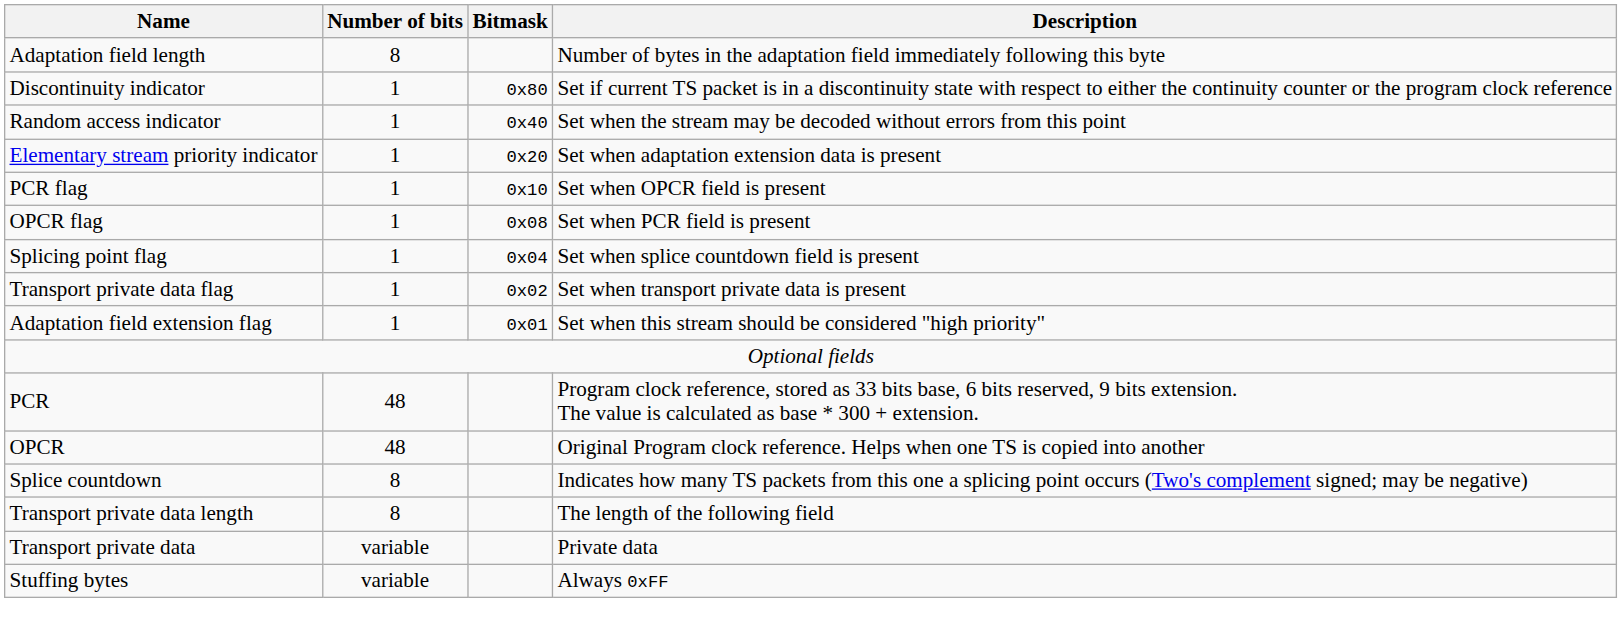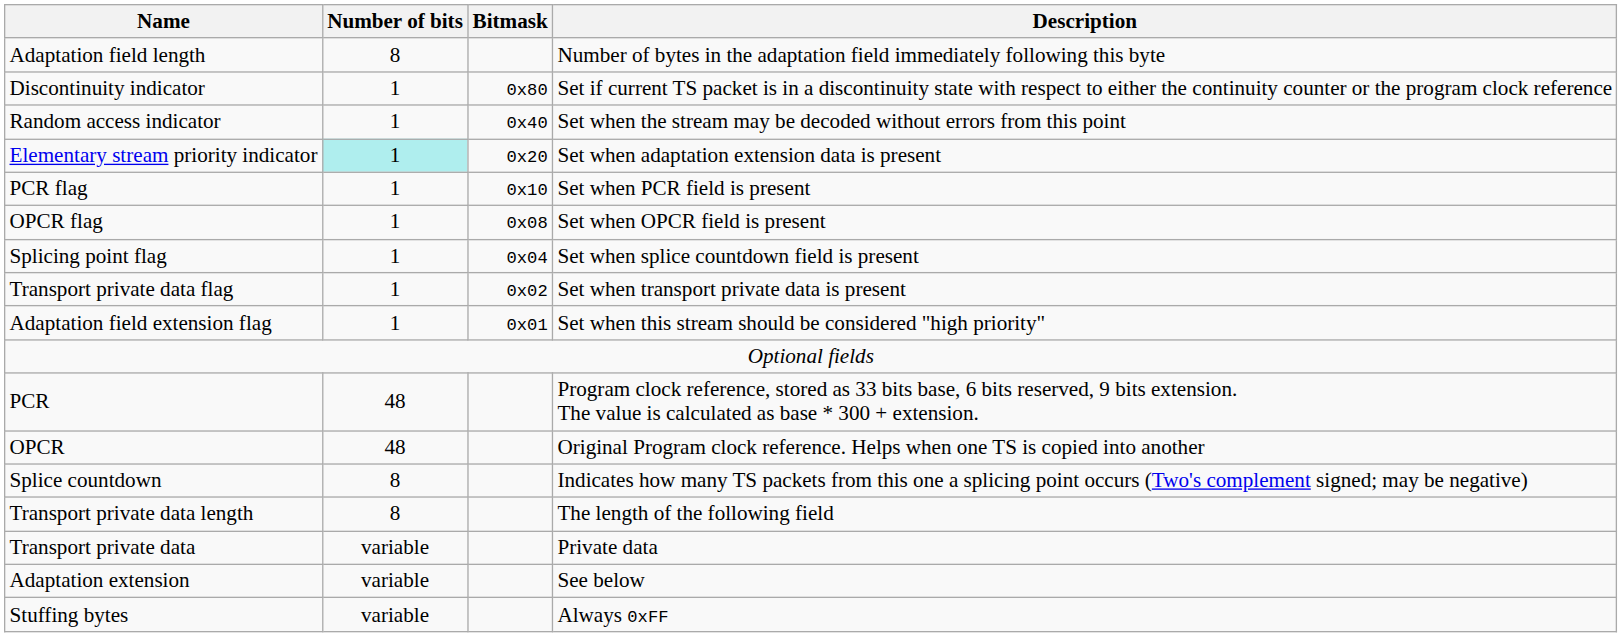(395, 155) no background -> (395, 155) paleturquoise background
(692, 188) Set when OPCR field is present -> (684, 188) Set when PCR field is present
(684, 222) Set when PCR field is present -> (692, 222) Set when OPCR field is present
+ row: (100, 580)
